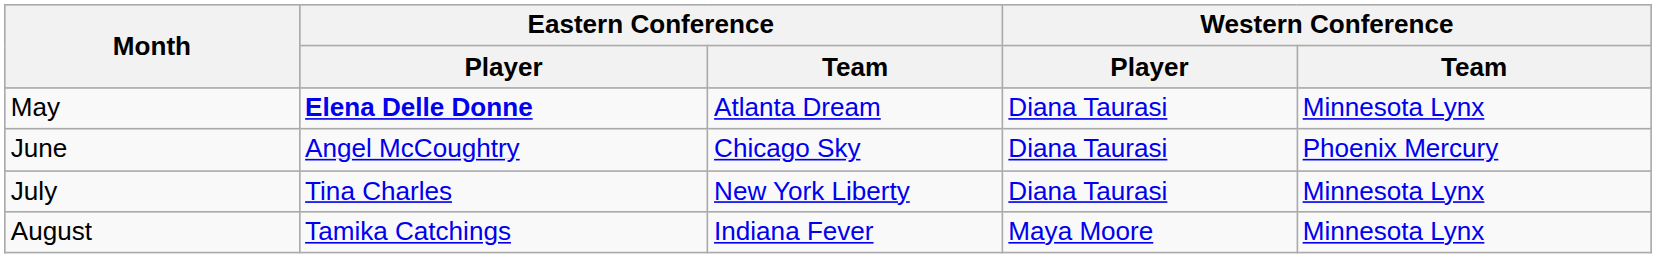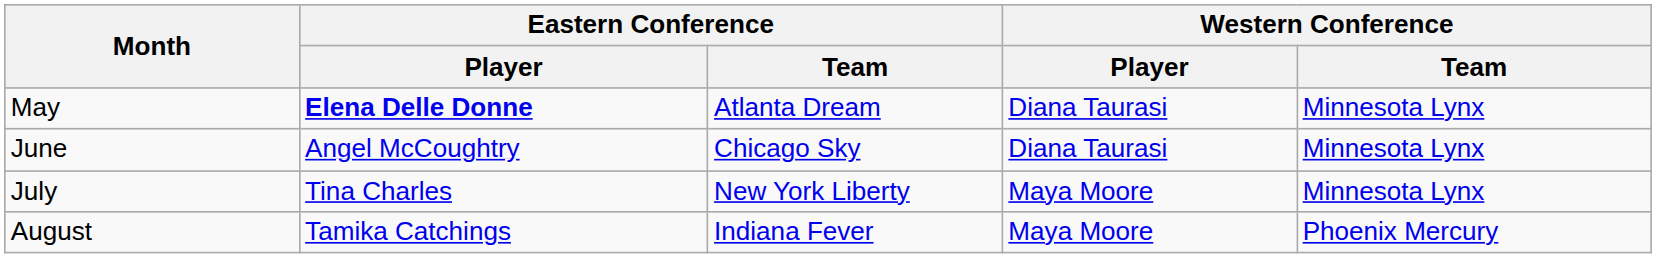(1400, 149) Phoenix Mercury -> (1393, 149) Minnesota Lynx
(1088, 190) Diana Taurasi -> (1081, 190) Maya Moore
(1393, 231) Minnesota Lynx -> (1400, 231) Phoenix Mercury
